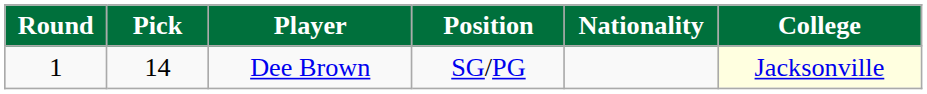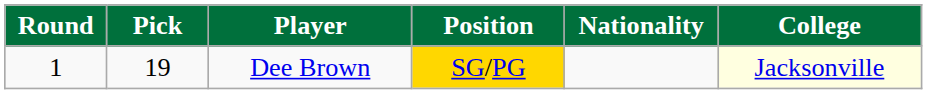(158, 66) 14 -> (158, 66) 19
(488, 66) no background -> (488, 66) gold background
